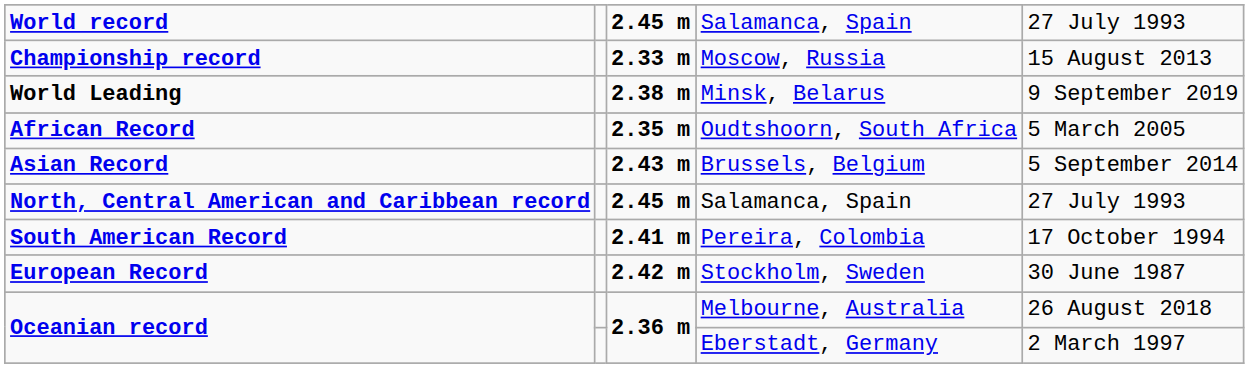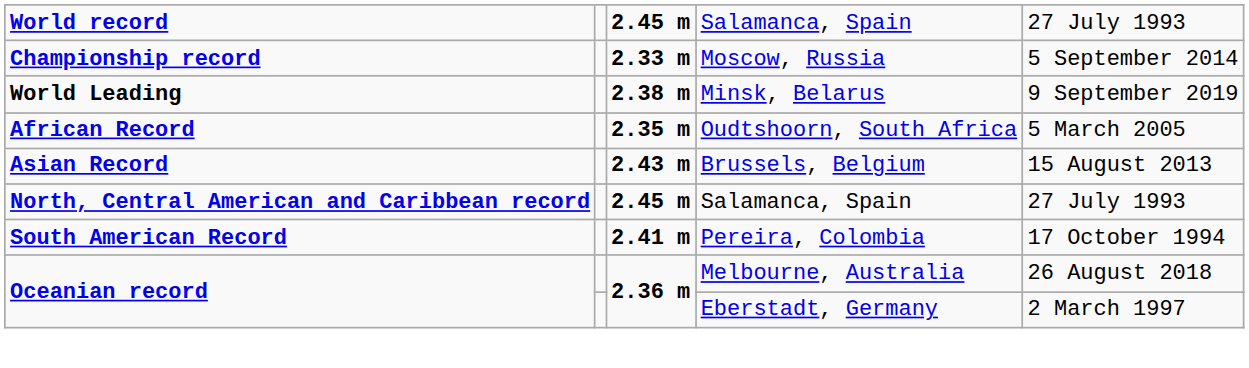(1120, 59) 15 August 2013 -> (1133, 59) 5 September 2014
(1133, 166) 5 September 2014 -> (1120, 166) 15 August 2013
- row: (109, 273)
